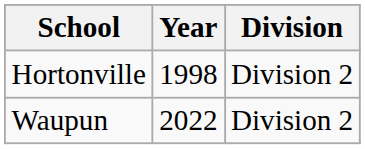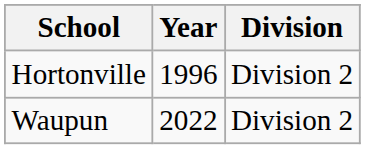(188, 73) 1998 -> (188, 73) 1996
